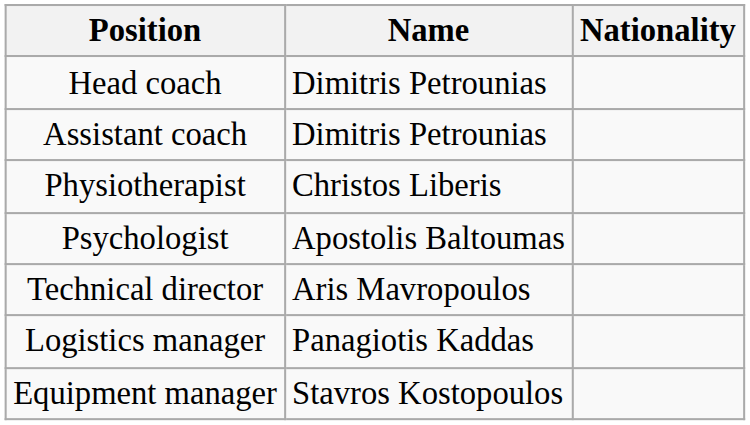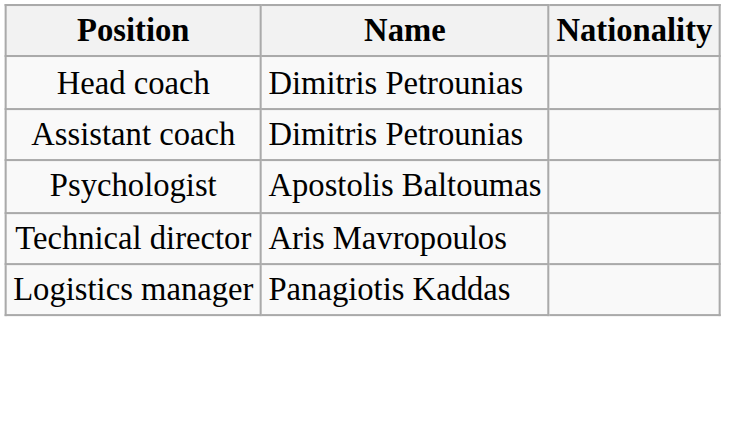- row: (145, 185)
- row: (145, 392)
